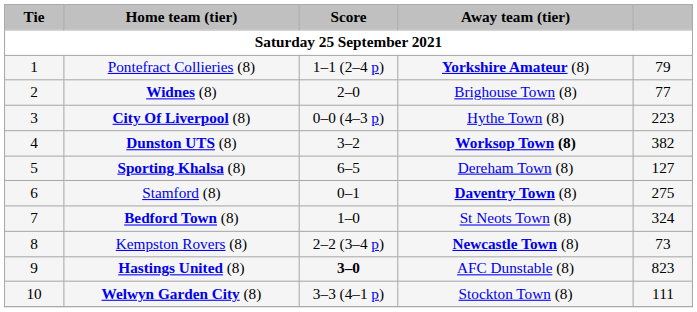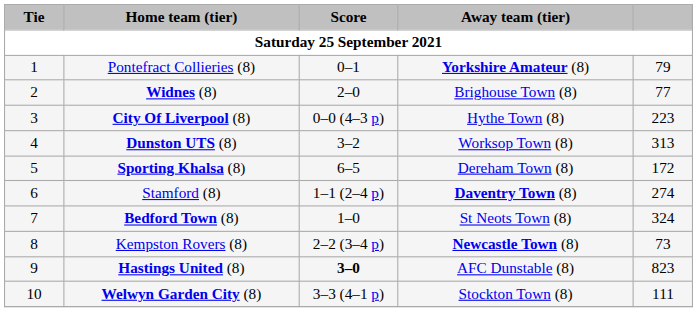(348, 67) 1–1 (2–4 p) -> (348, 67) 0–1
(516, 143) bold -> (516, 143) normal
(663, 143) 382 -> (663, 143) 313
(663, 168) 127 -> (663, 168) 172
(348, 193) 0–1 -> (348, 193) 1–1 (2–4 p)
(663, 193) 275 -> (663, 193) 274
